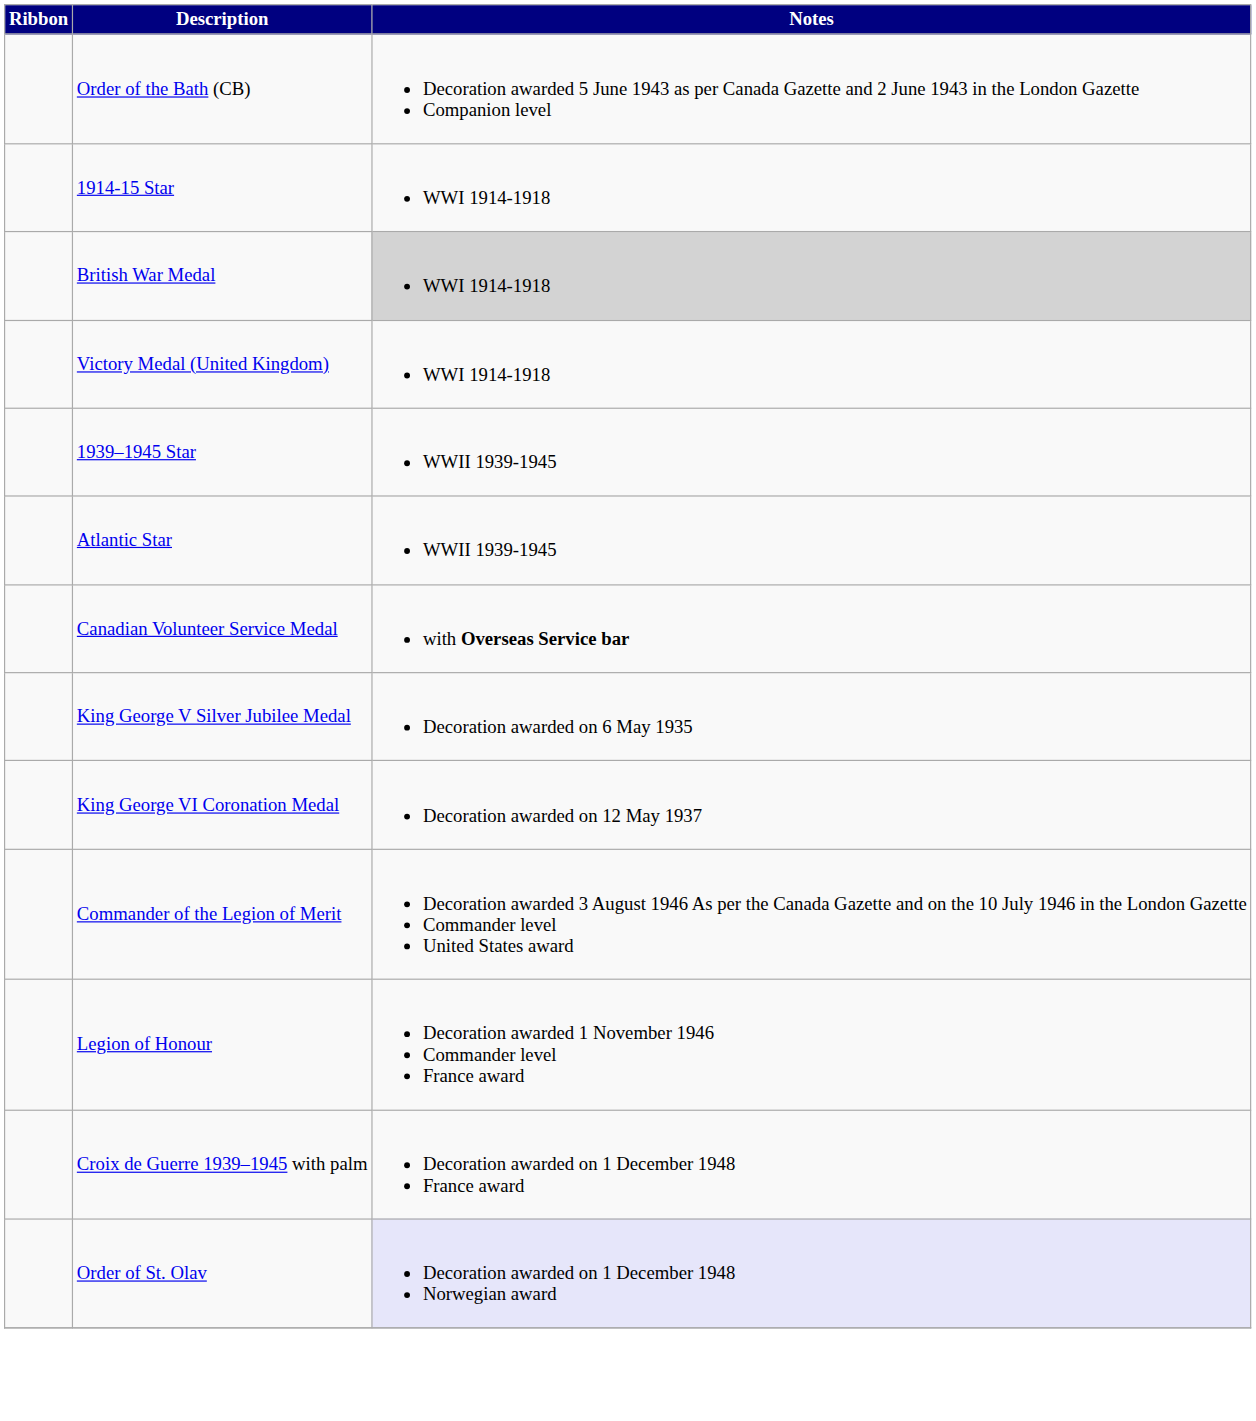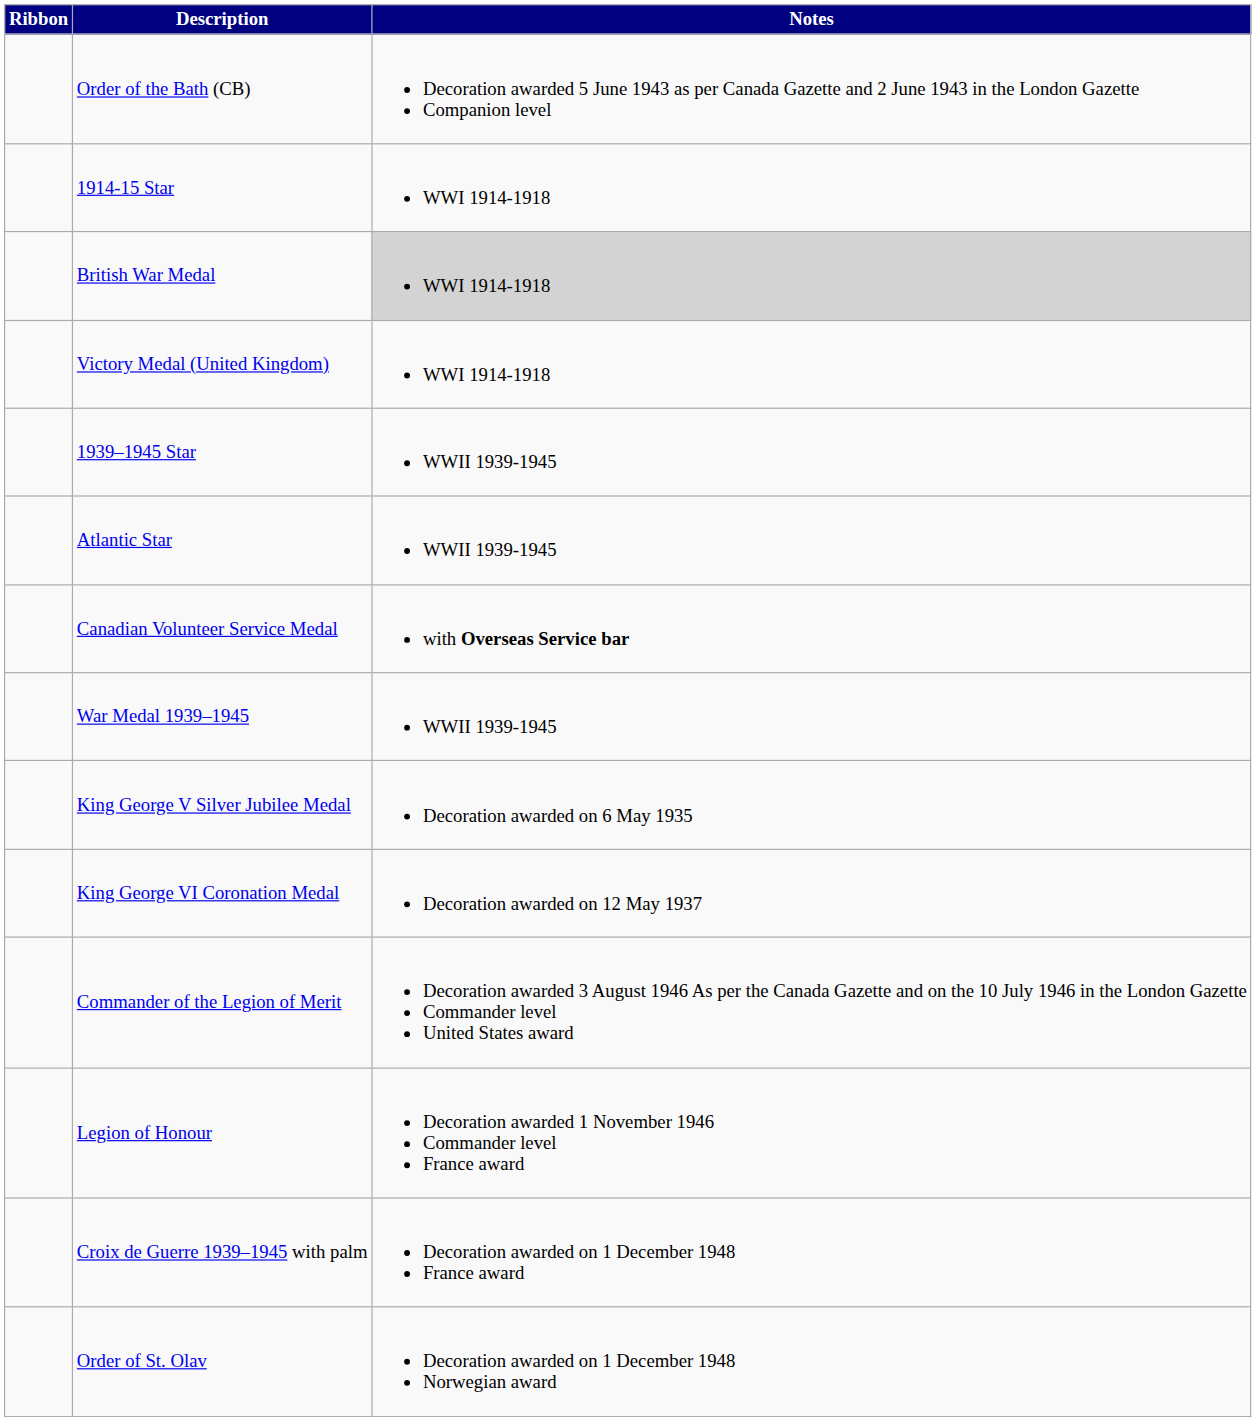+ row: (163, 716)
(812, 1284) lavender background -> (812, 1372) no background
